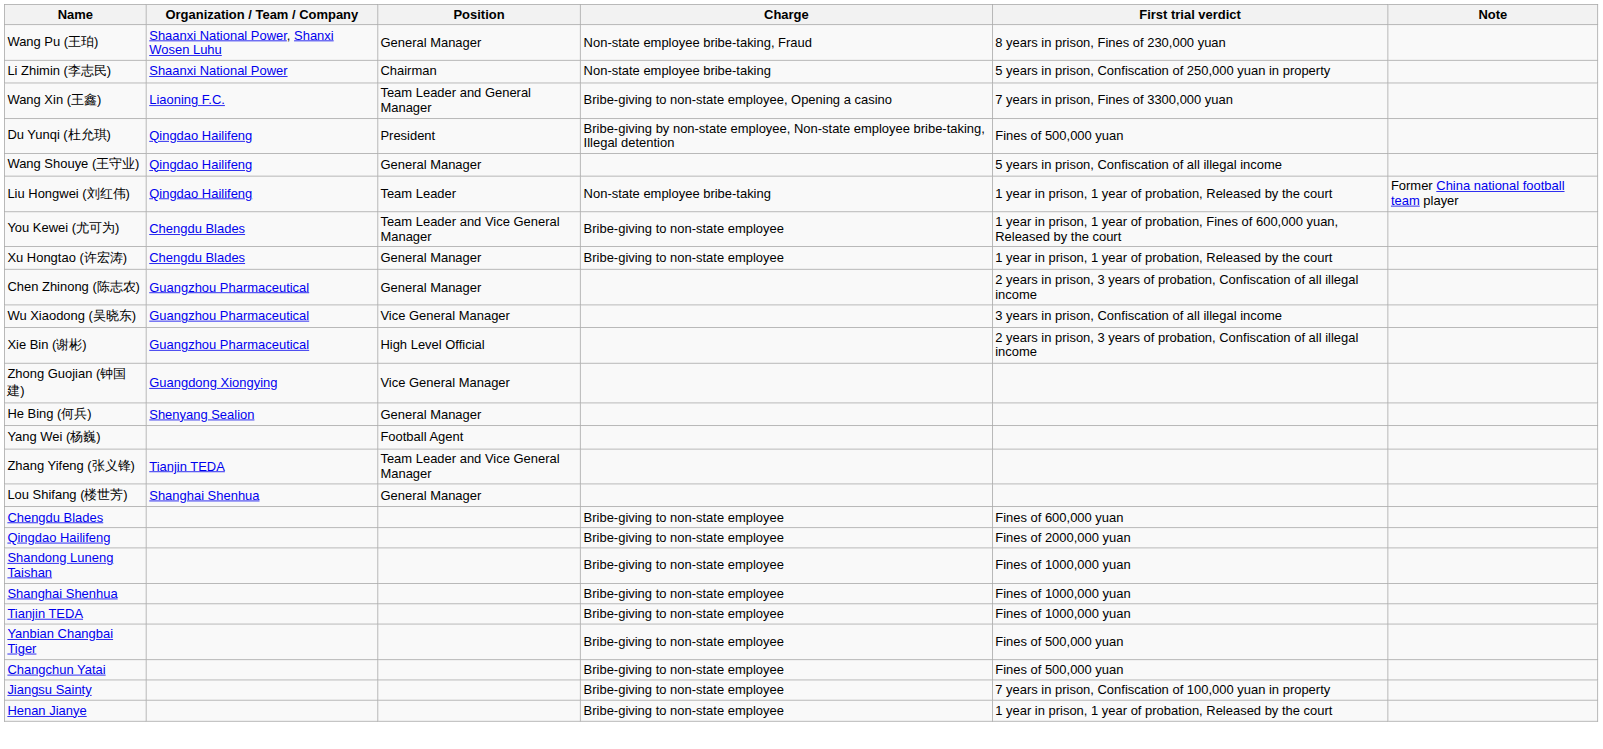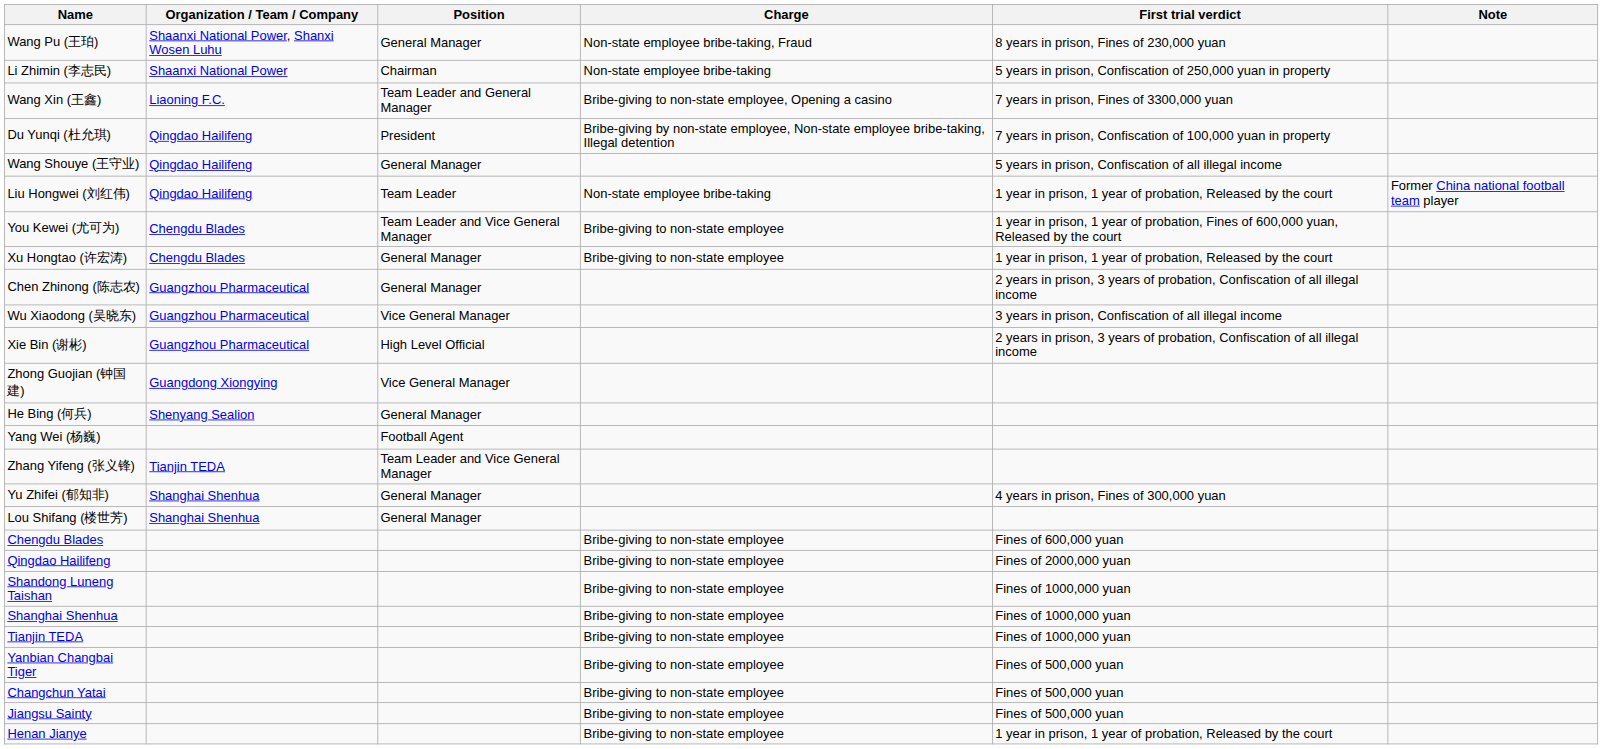(1059, 135) Fines of 500,000 yuan -> (1163, 135) 7 years in prison, Confiscation of 100,000 yuan in property
+ row: (58, 495)
(1163, 690) 7 years in prison, Confiscation of 100,000 yuan in property -> (1059, 713) Fines of 500,000 yuan
